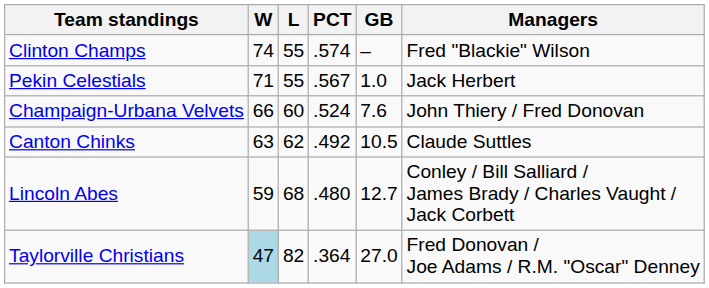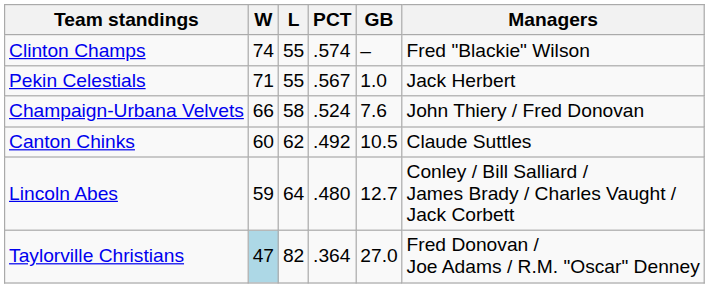(294, 111) 60 -> (294, 111) 58
(263, 141) 63 -> (263, 141) 60
(294, 193) 68 -> (294, 193) 64
